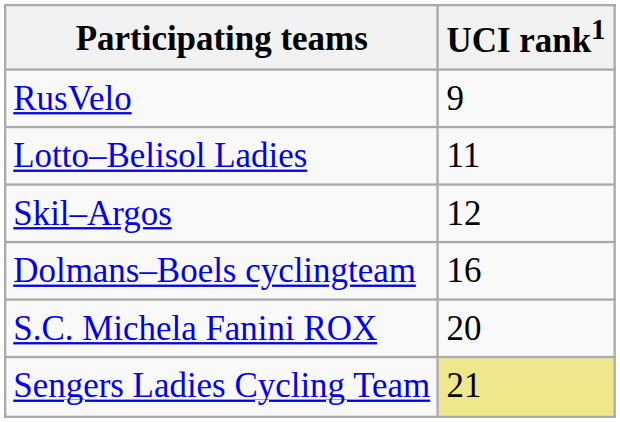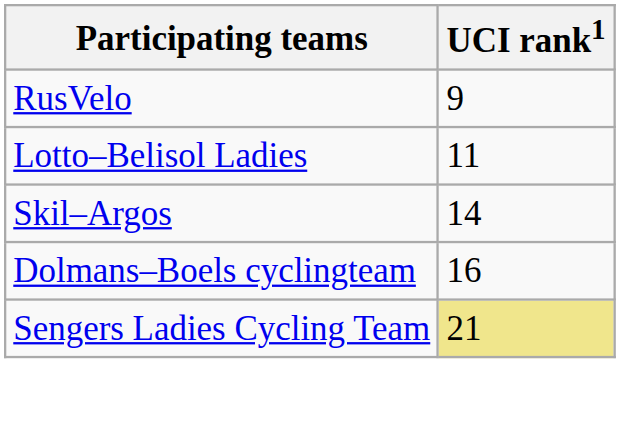(464, 213) 12 -> (464, 213) 14
- row: (195, 328)
